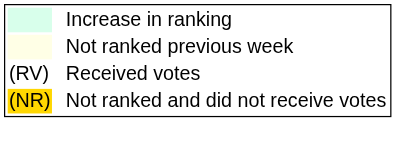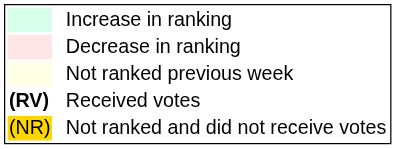+ row: (153, 46)
(29, 73) normal -> (29, 101) bold
